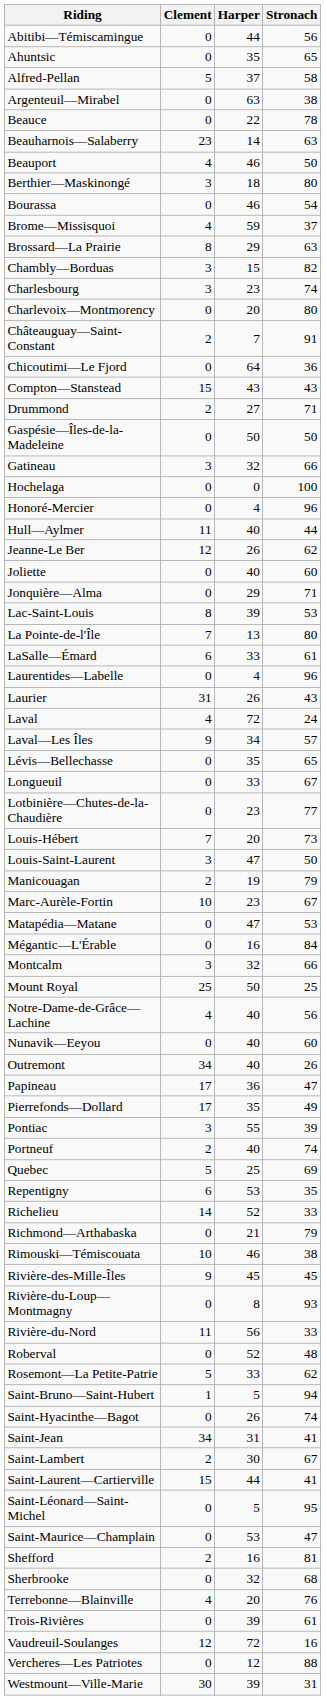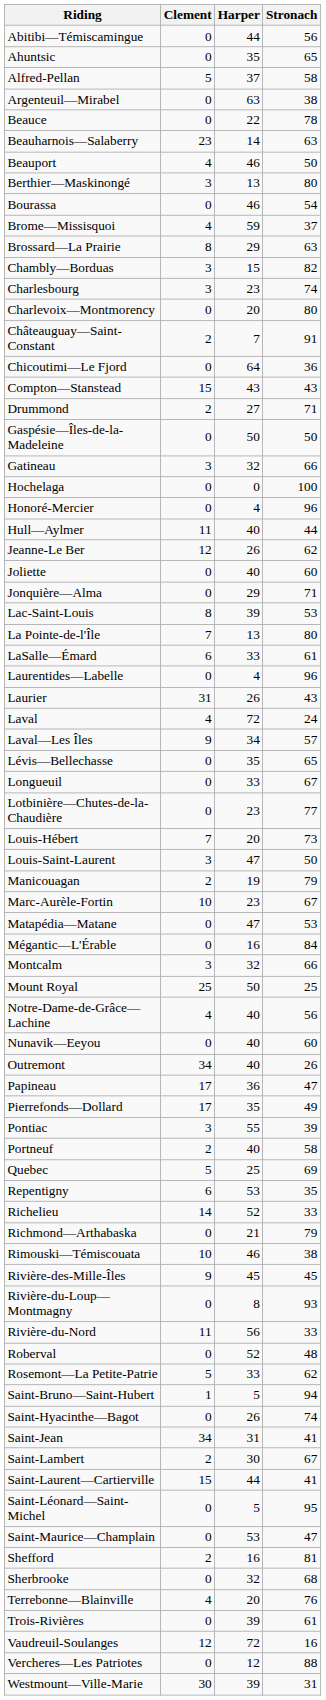(253, 183) 18 -> (253, 183) 13
(311, 1148) 74 -> (311, 1148) 58
